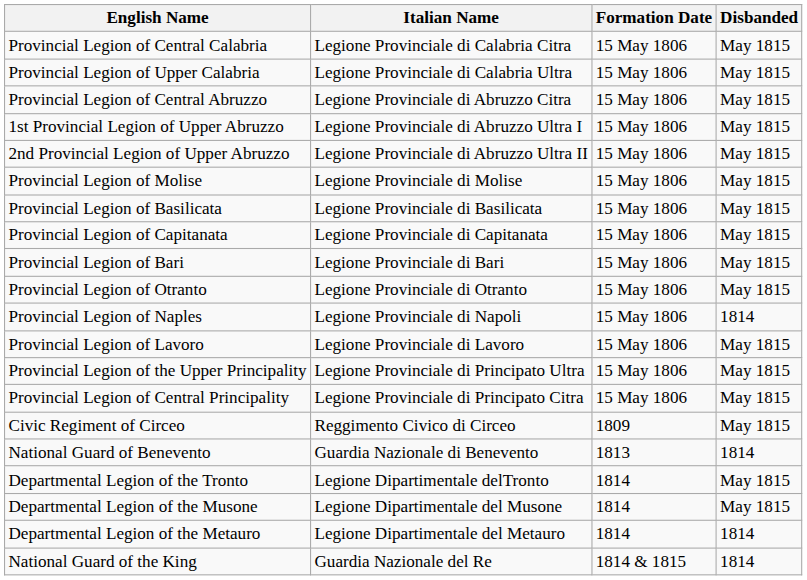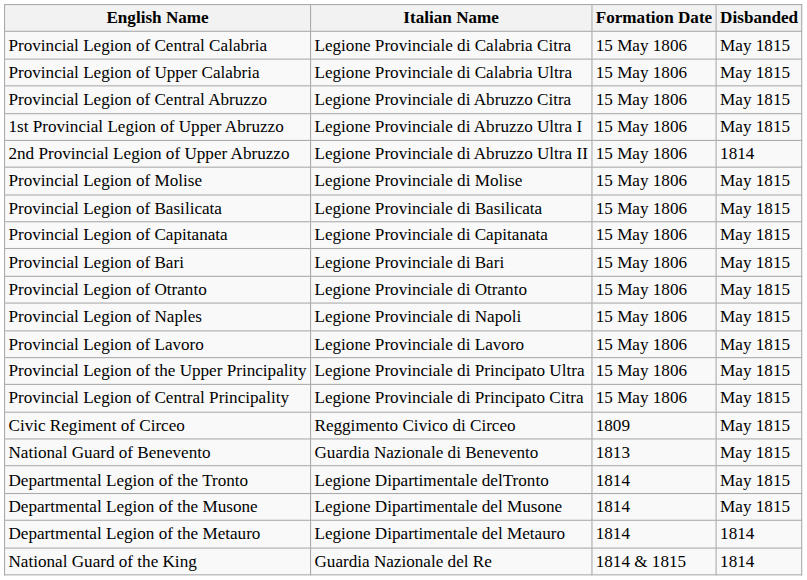(755, 153) May 1815 -> (737, 153) 1814
(737, 316) 1814 -> (755, 316) May 1815
(737, 452) 1814 -> (755, 452) May 1815
